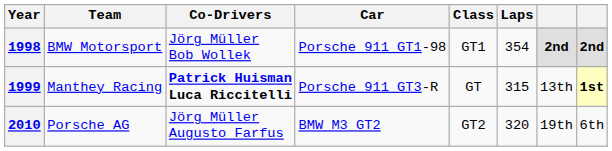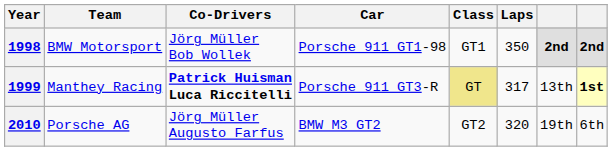(517, 47) 354 -> (517, 47) 350
(473, 86) no background -> (473, 86) khaki background
(517, 86) 315 -> (517, 86) 317
